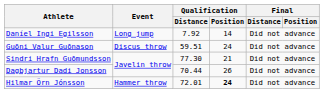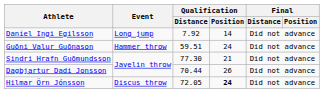(140, 46) Discus throw -> (140, 46) Hammer throw
(140, 82) Hammer throw -> (140, 82) Discus throw
(191, 82) 72.01 -> (191, 82) 72.05
